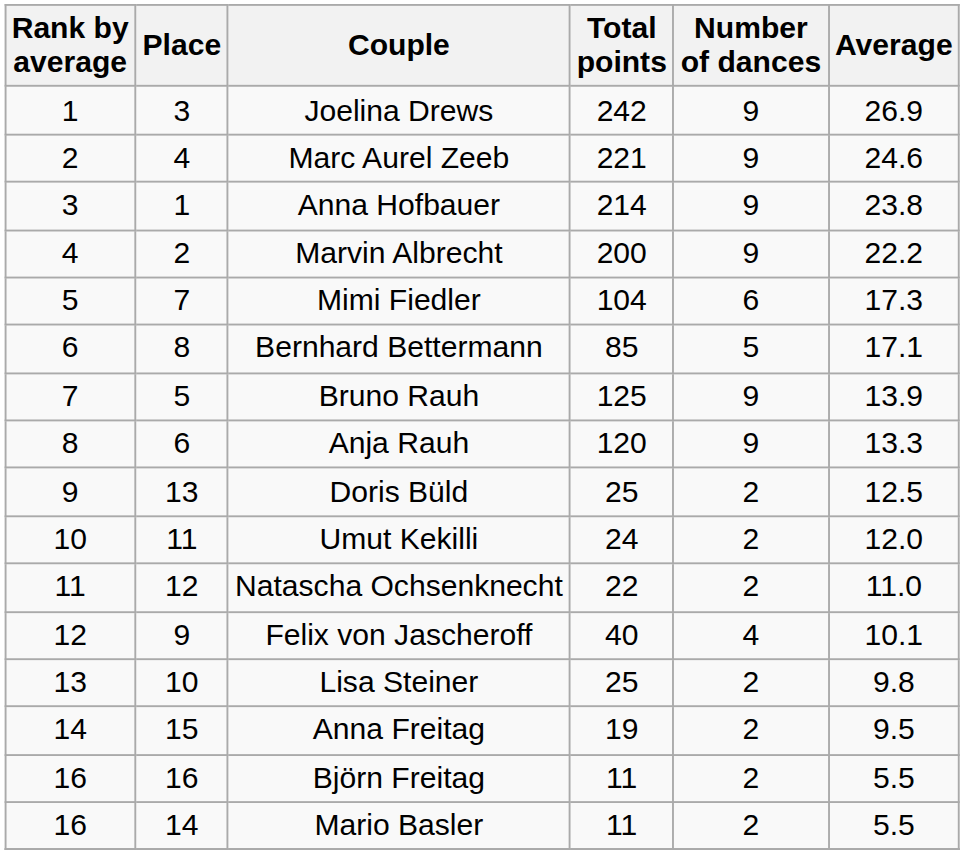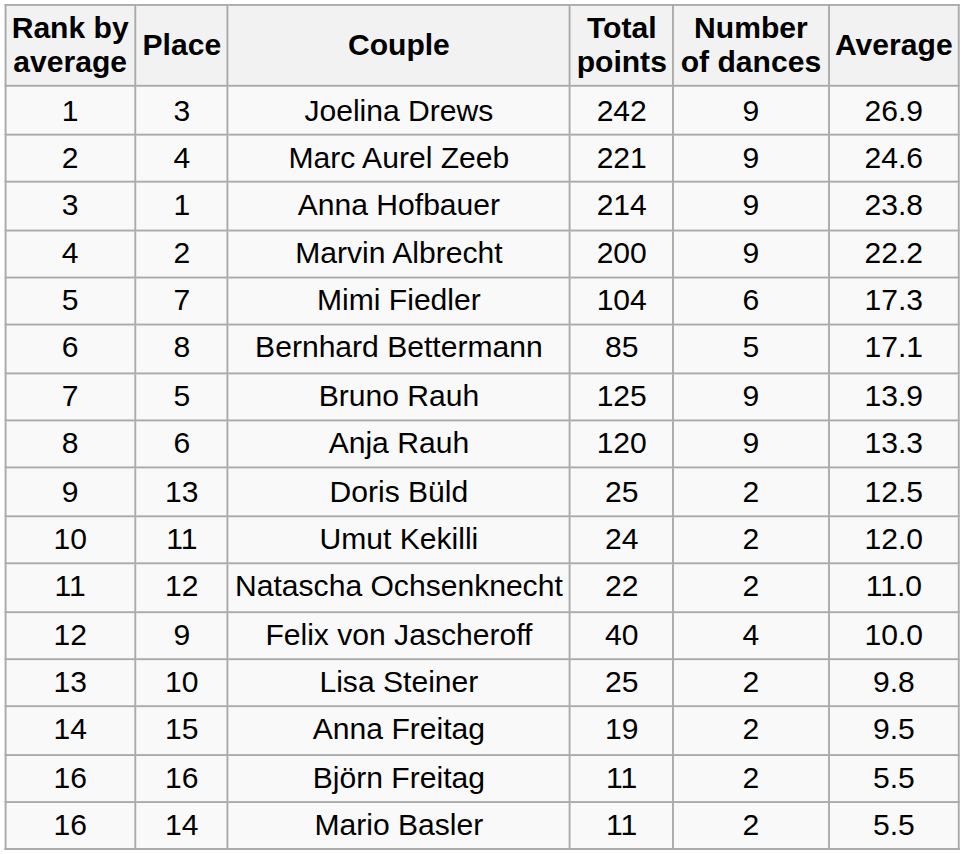(894, 634) 10.1 -> (894, 634) 10.0
